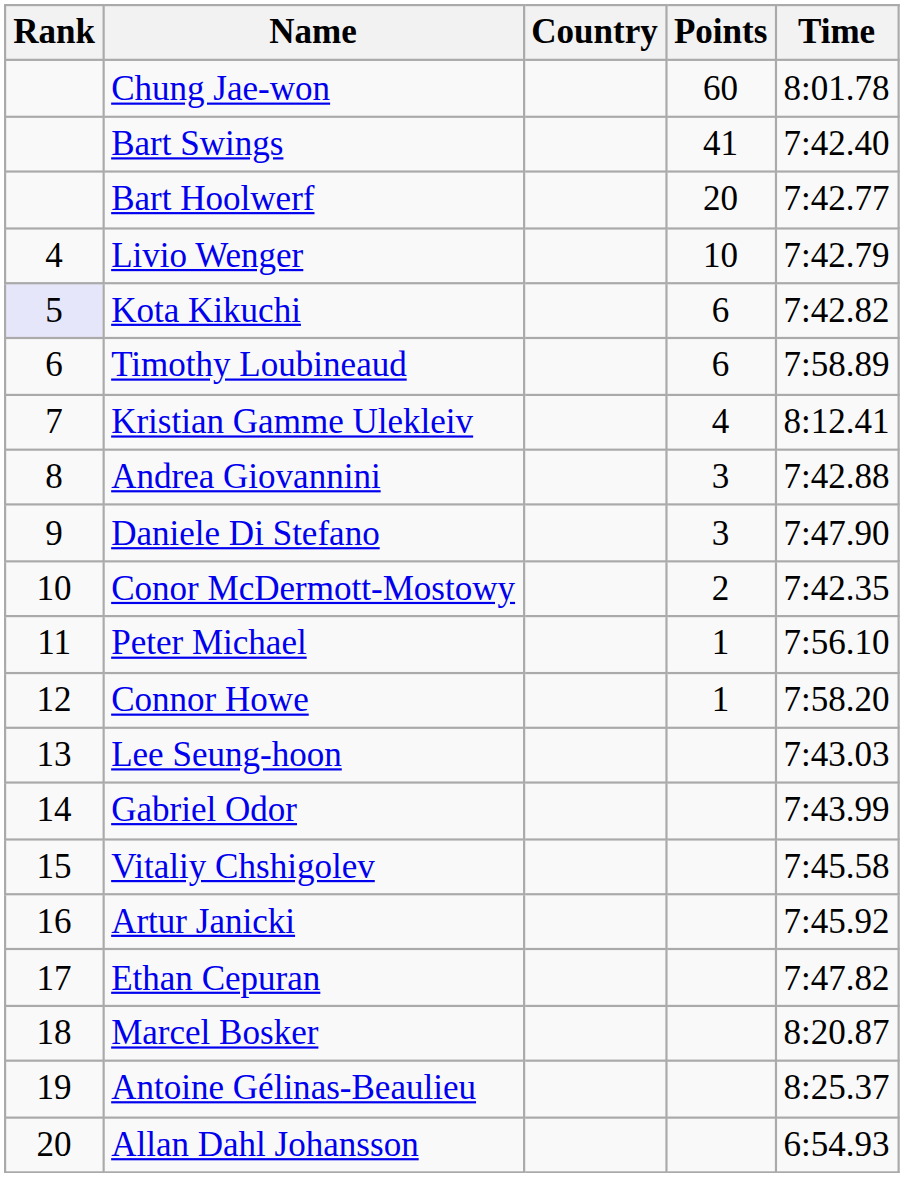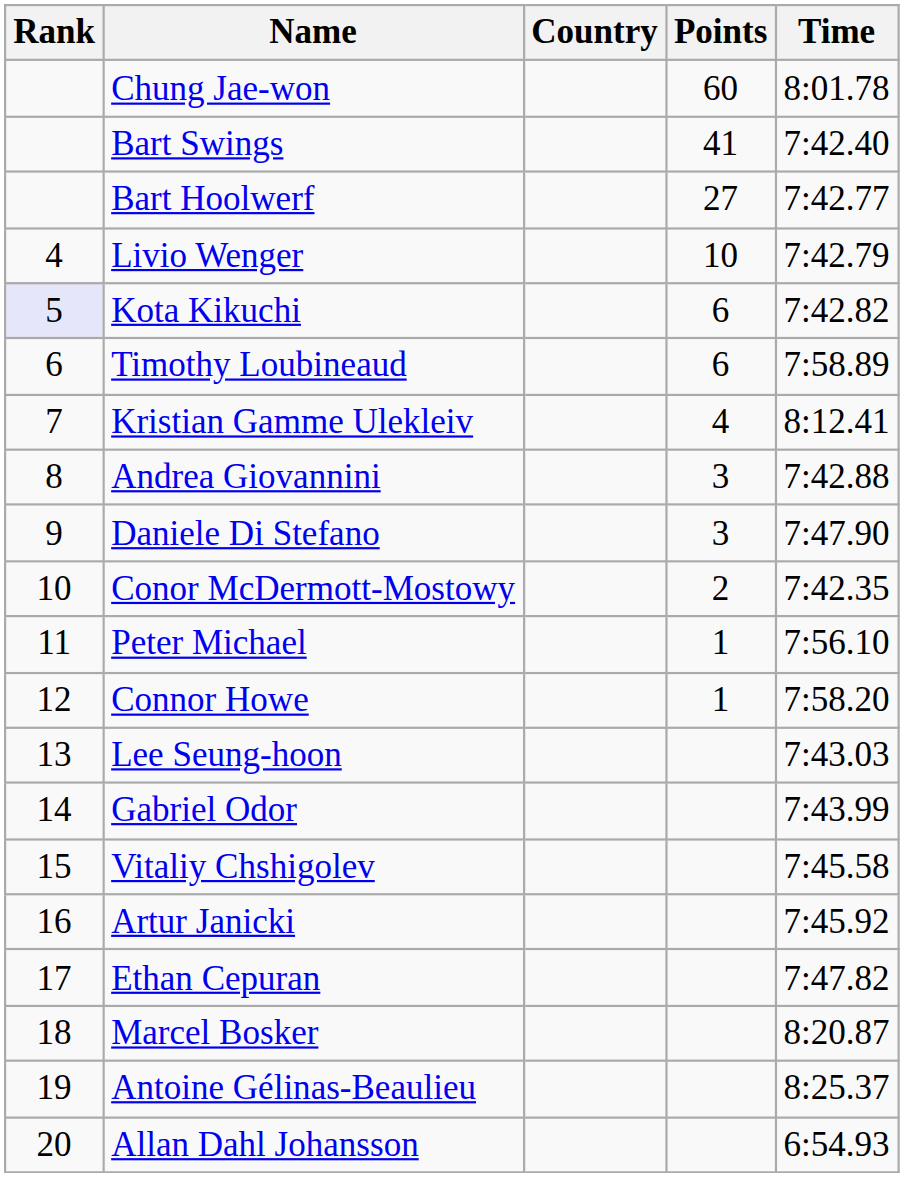(721, 198) 20 -> (721, 198) 27
